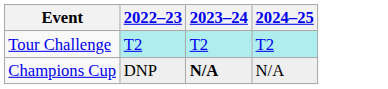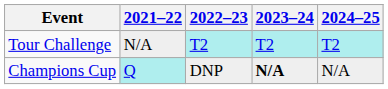+ column: (153, 17)
